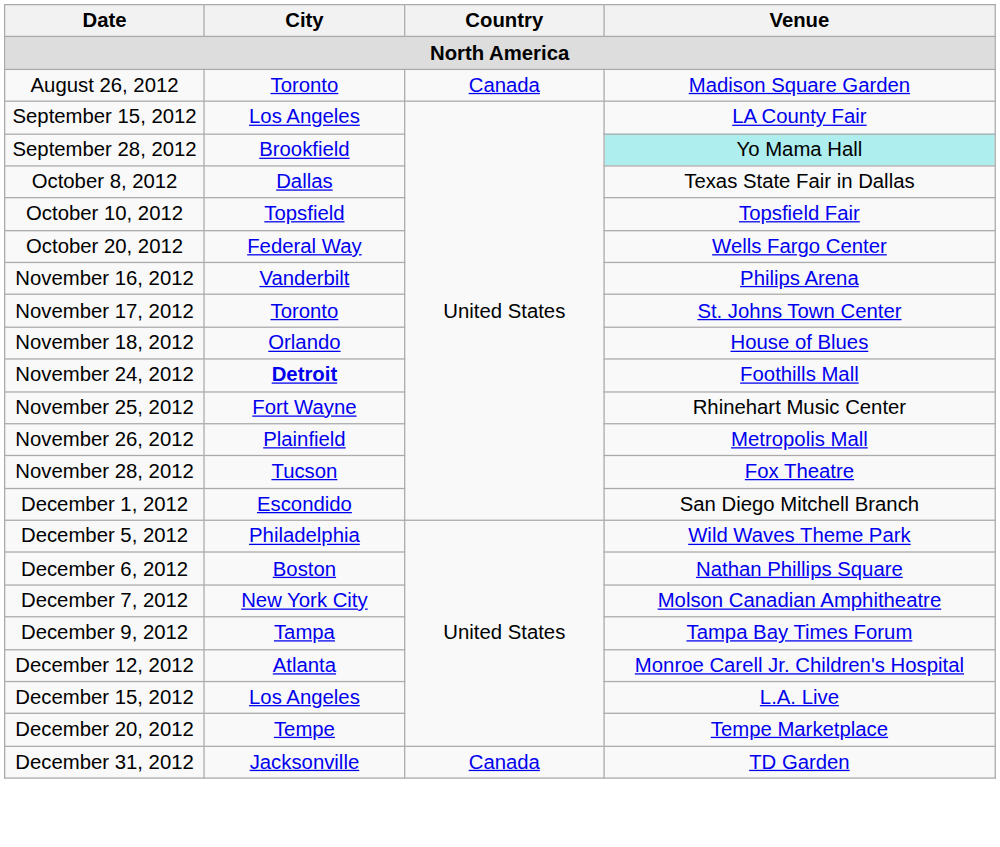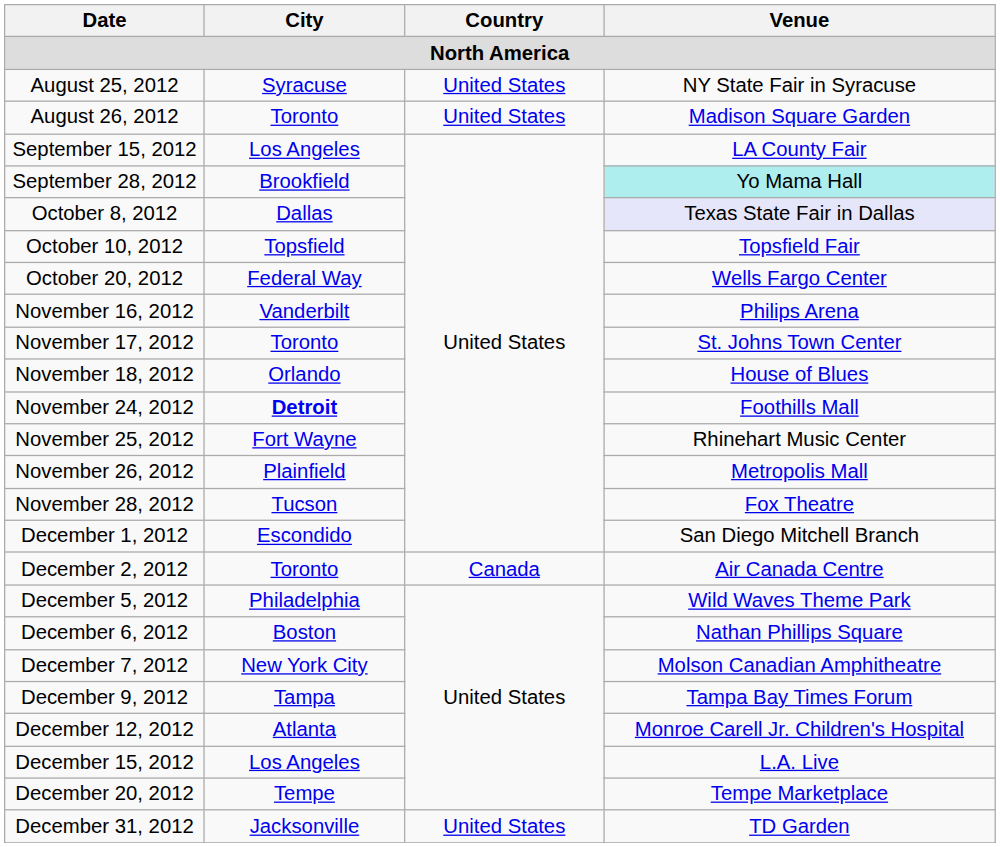+ row: (105, 85)
(504, 85) Canada -> (504, 117) United States
(799, 181) no background -> (799, 213) lavender background
+ row: (105, 568)
(504, 761) Canada -> (504, 826) United States
